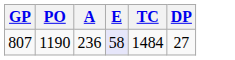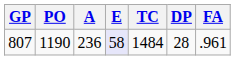+ column: (213, 17)
(181, 42) 27 -> (181, 42) 28
